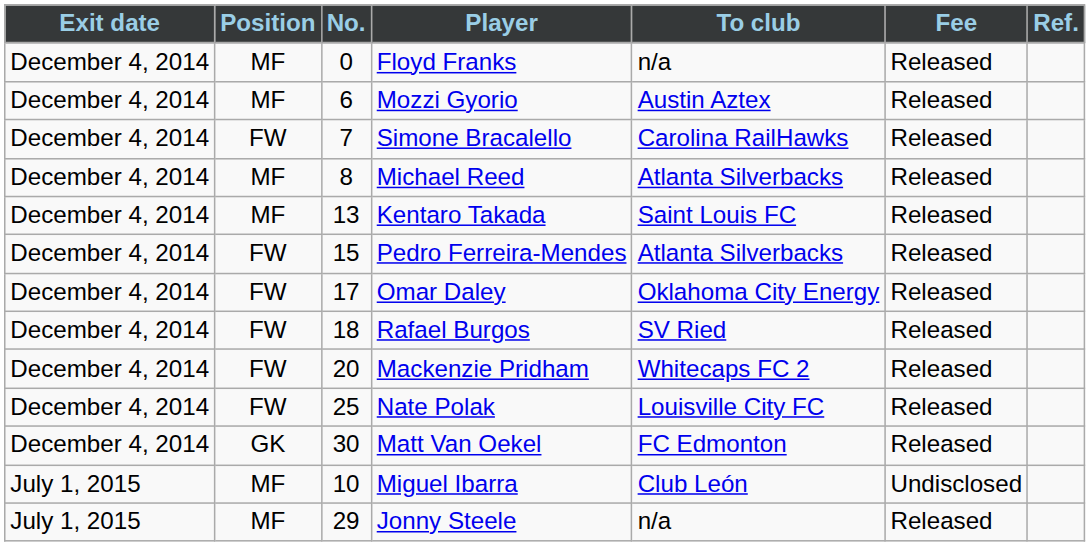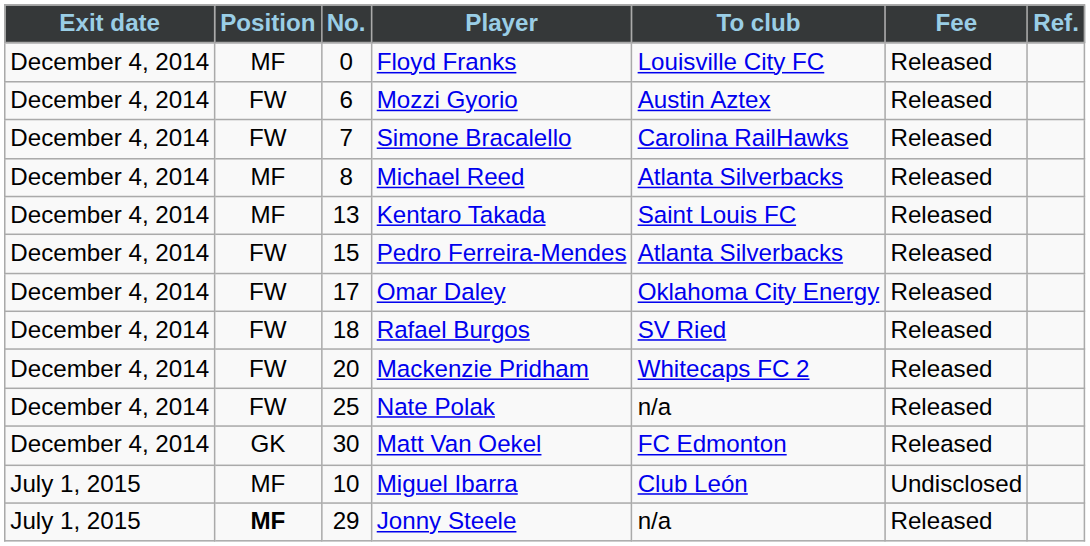(654, 61) n/a -> (731, 61) Louisville City FC
(268, 100) MF -> (268, 100) FW
(731, 406) Louisville City FC -> (654, 406) n/a
(268, 521) normal -> (268, 521) bold
